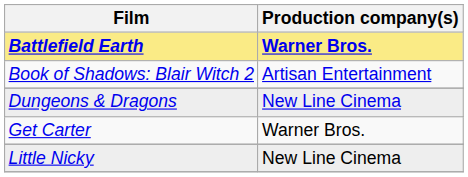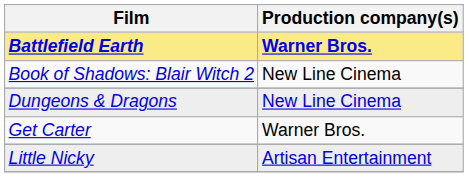(347, 74) Artisan Entertainment -> (332, 74) New Line Cinema
(332, 158) New Line Cinema -> (347, 158) Artisan Entertainment
